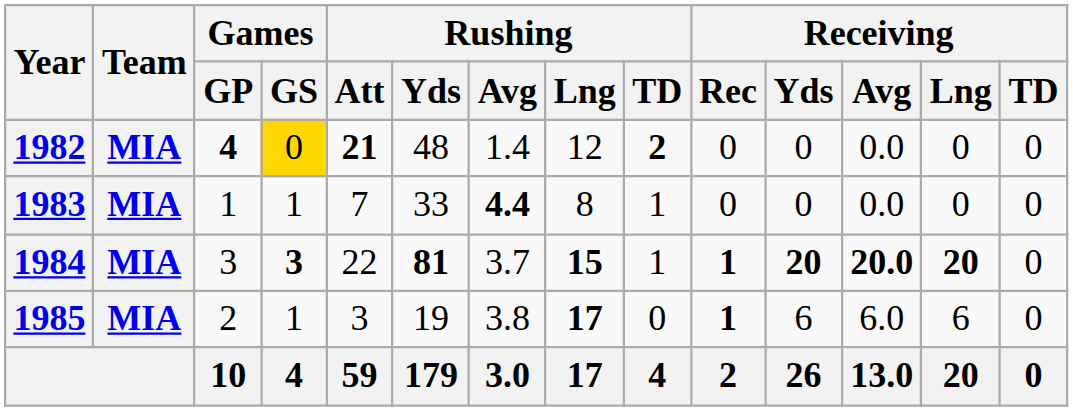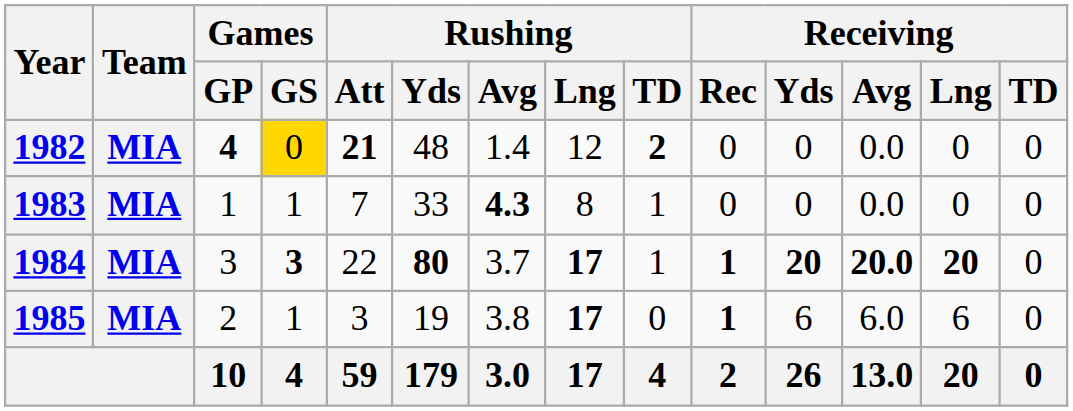(507, 204) 4.4 -> (507, 204) 4.3
(431, 261) 81 -> (431, 261) 80
(585, 261) 15 -> (585, 261) 17
